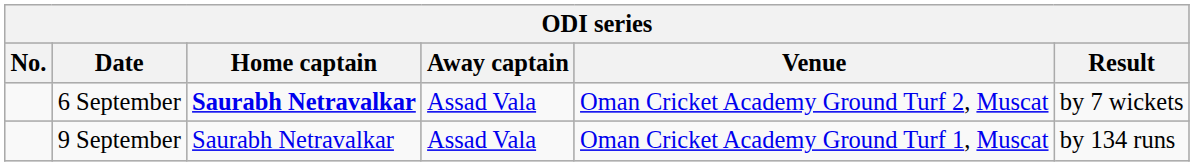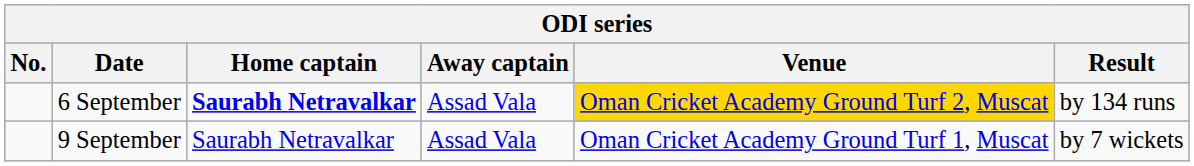(814, 101) no background -> (814, 101) gold background
(1122, 101) by 7 wickets -> (1118, 101) by 134 runs
(1118, 140) by 134 runs -> (1122, 140) by 7 wickets
